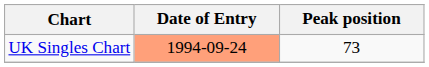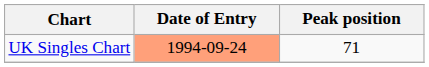(351, 48) 73 -> (351, 48) 71
